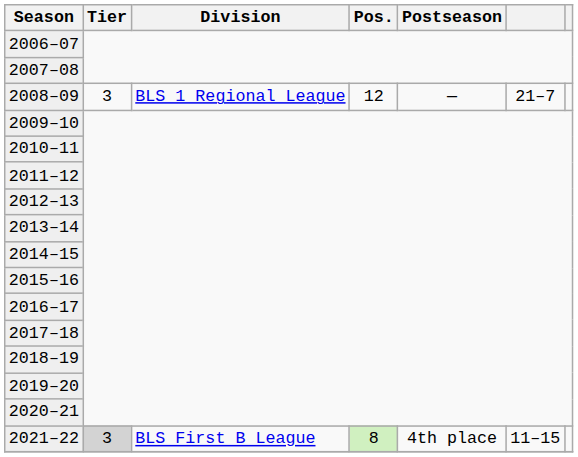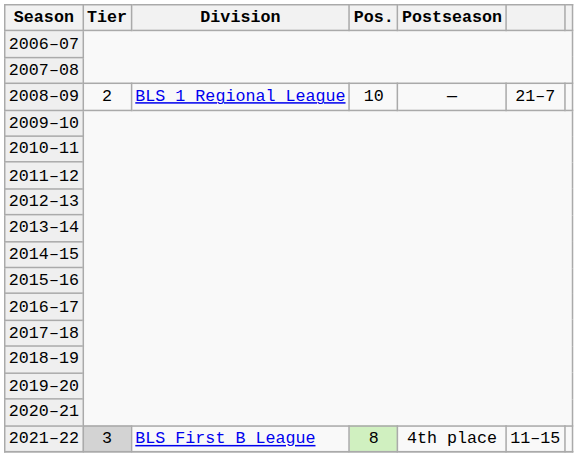(107, 97) 3 -> (107, 97) 2
(374, 97) 12 -> (374, 97) 10
